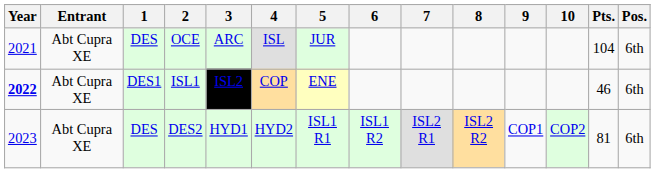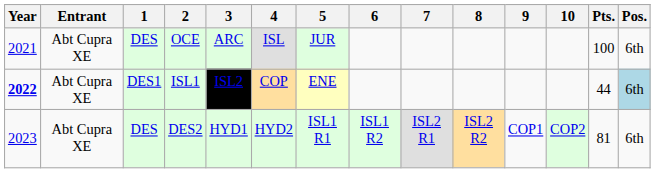(604, 48) 104 -> (604, 48) 100
(604, 88) 46 -> (604, 88) 44
(634, 88) no background -> (634, 88) lightblue background
